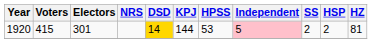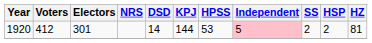(45, 30) 415 -> (45, 30) 412
(154, 30) gold background -> (154, 30) no background
